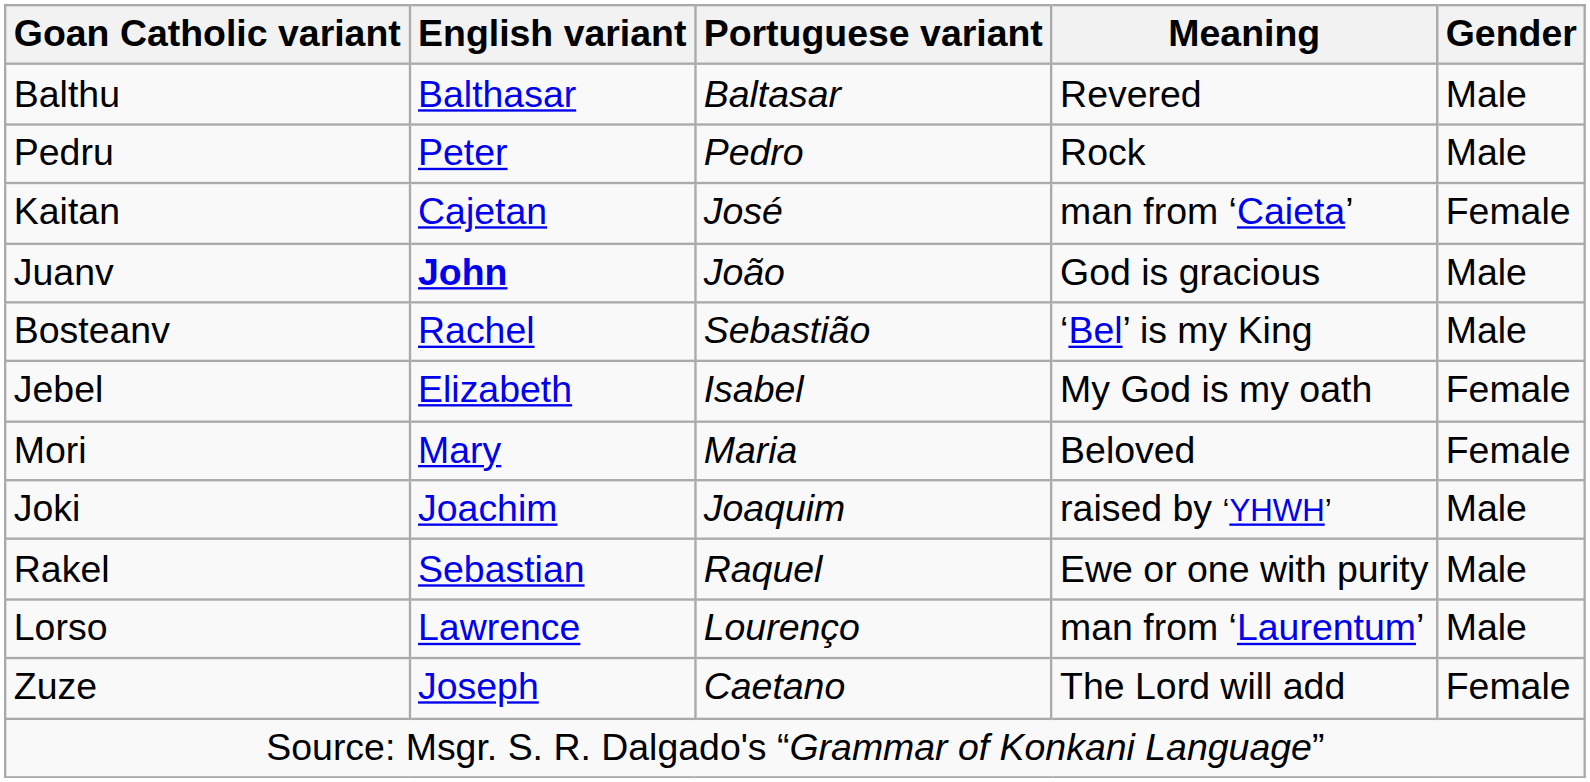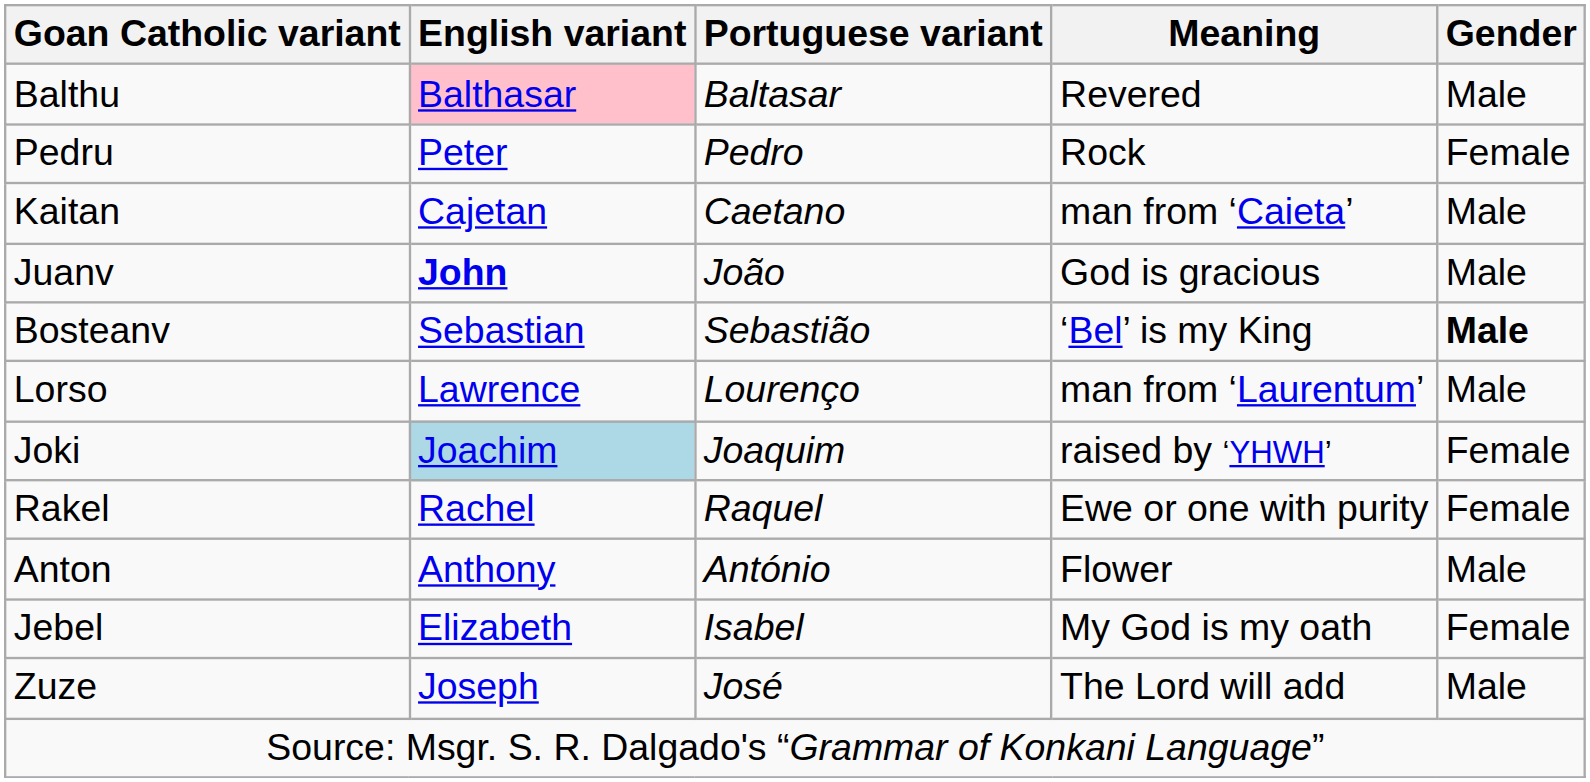(497, 93) no background -> (497, 93) pink background
(1486, 152) Male -> (1508, 152) Female
(743, 212) José -> (774, 212) Caetano
(1508, 212) Female -> (1486, 212) Male
(476, 331) Rachel -> (501, 331) Sebastian
(1486, 331) normal -> (1487, 331) bold
rows swapped: (61, 627) <-> (59, 390)
- row: (50, 449)
(488, 509) no background -> (488, 449) lightblue background
(1486, 509) Male -> (1508, 449) Female
(501, 568) Sebastian -> (476, 509) Rachel
(1486, 568) Male -> (1508, 509) Female
+ row: (63, 568)
(774, 687) Caetano -> (743, 687) José
(1508, 687) Female -> (1486, 687) Male
